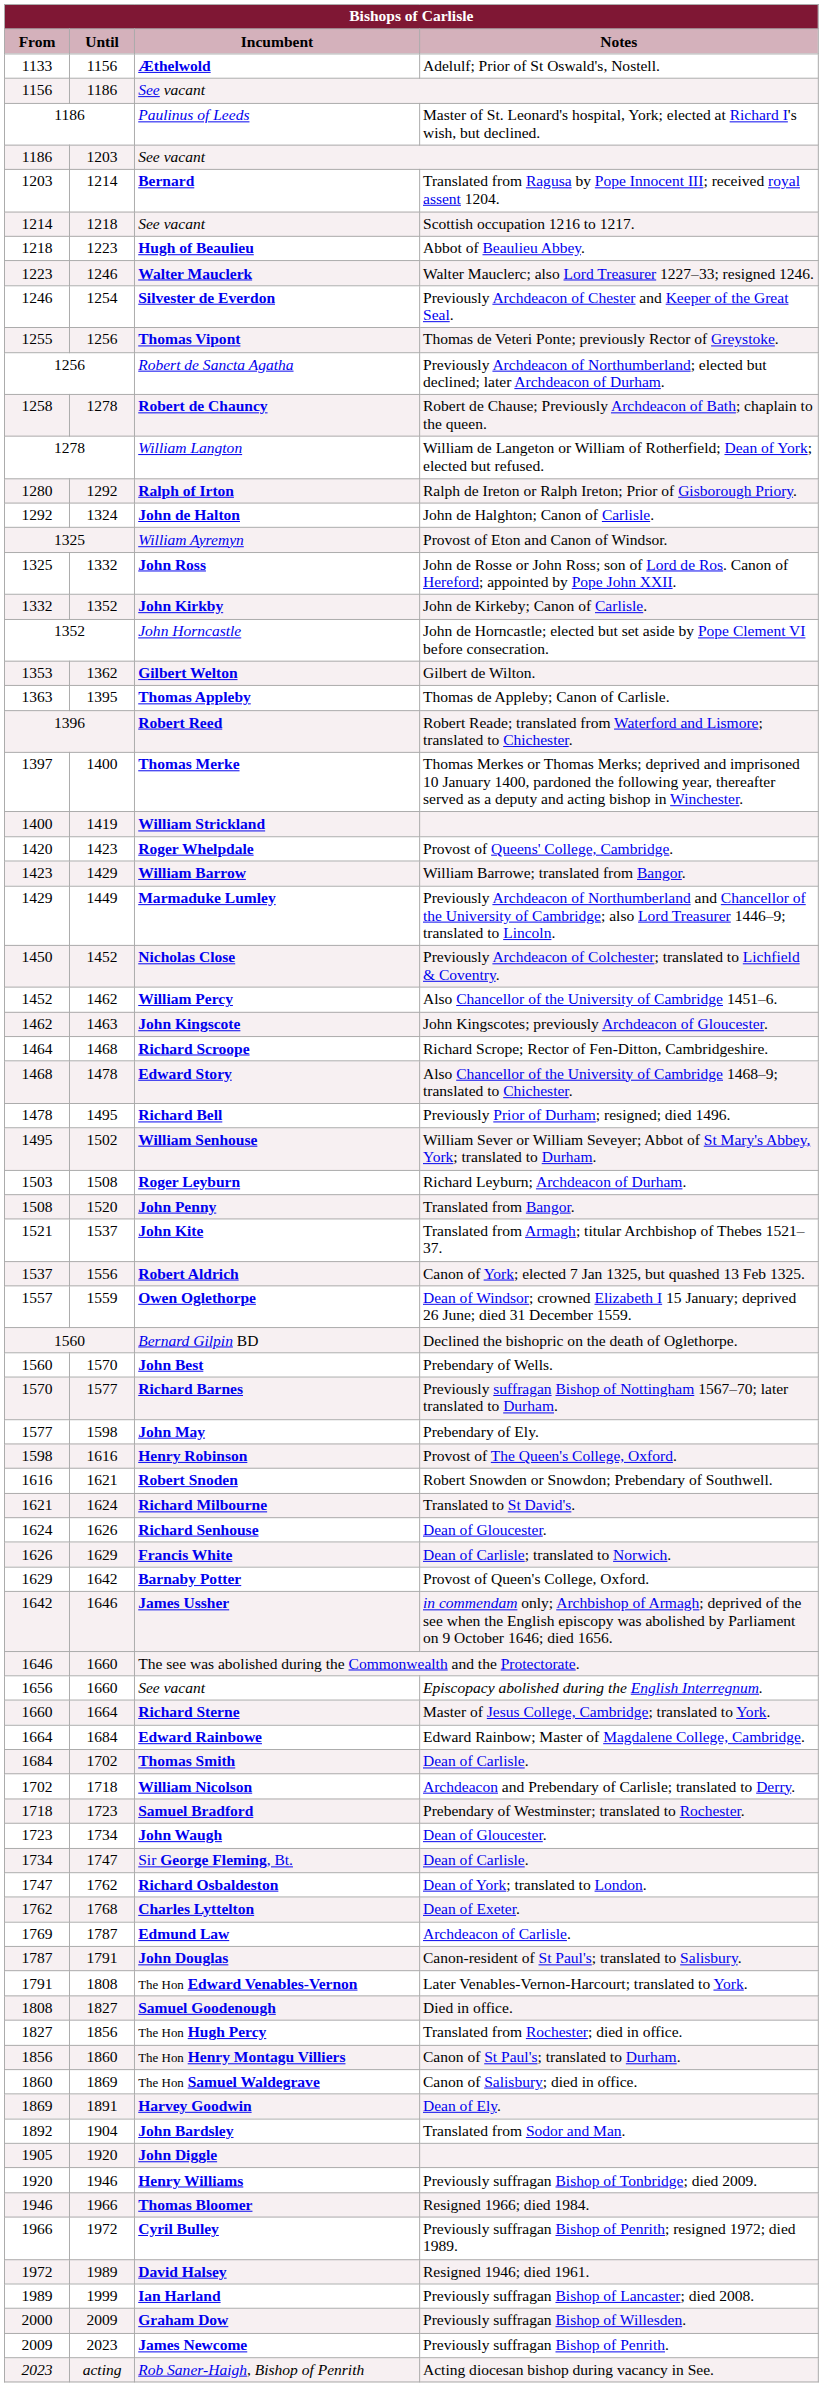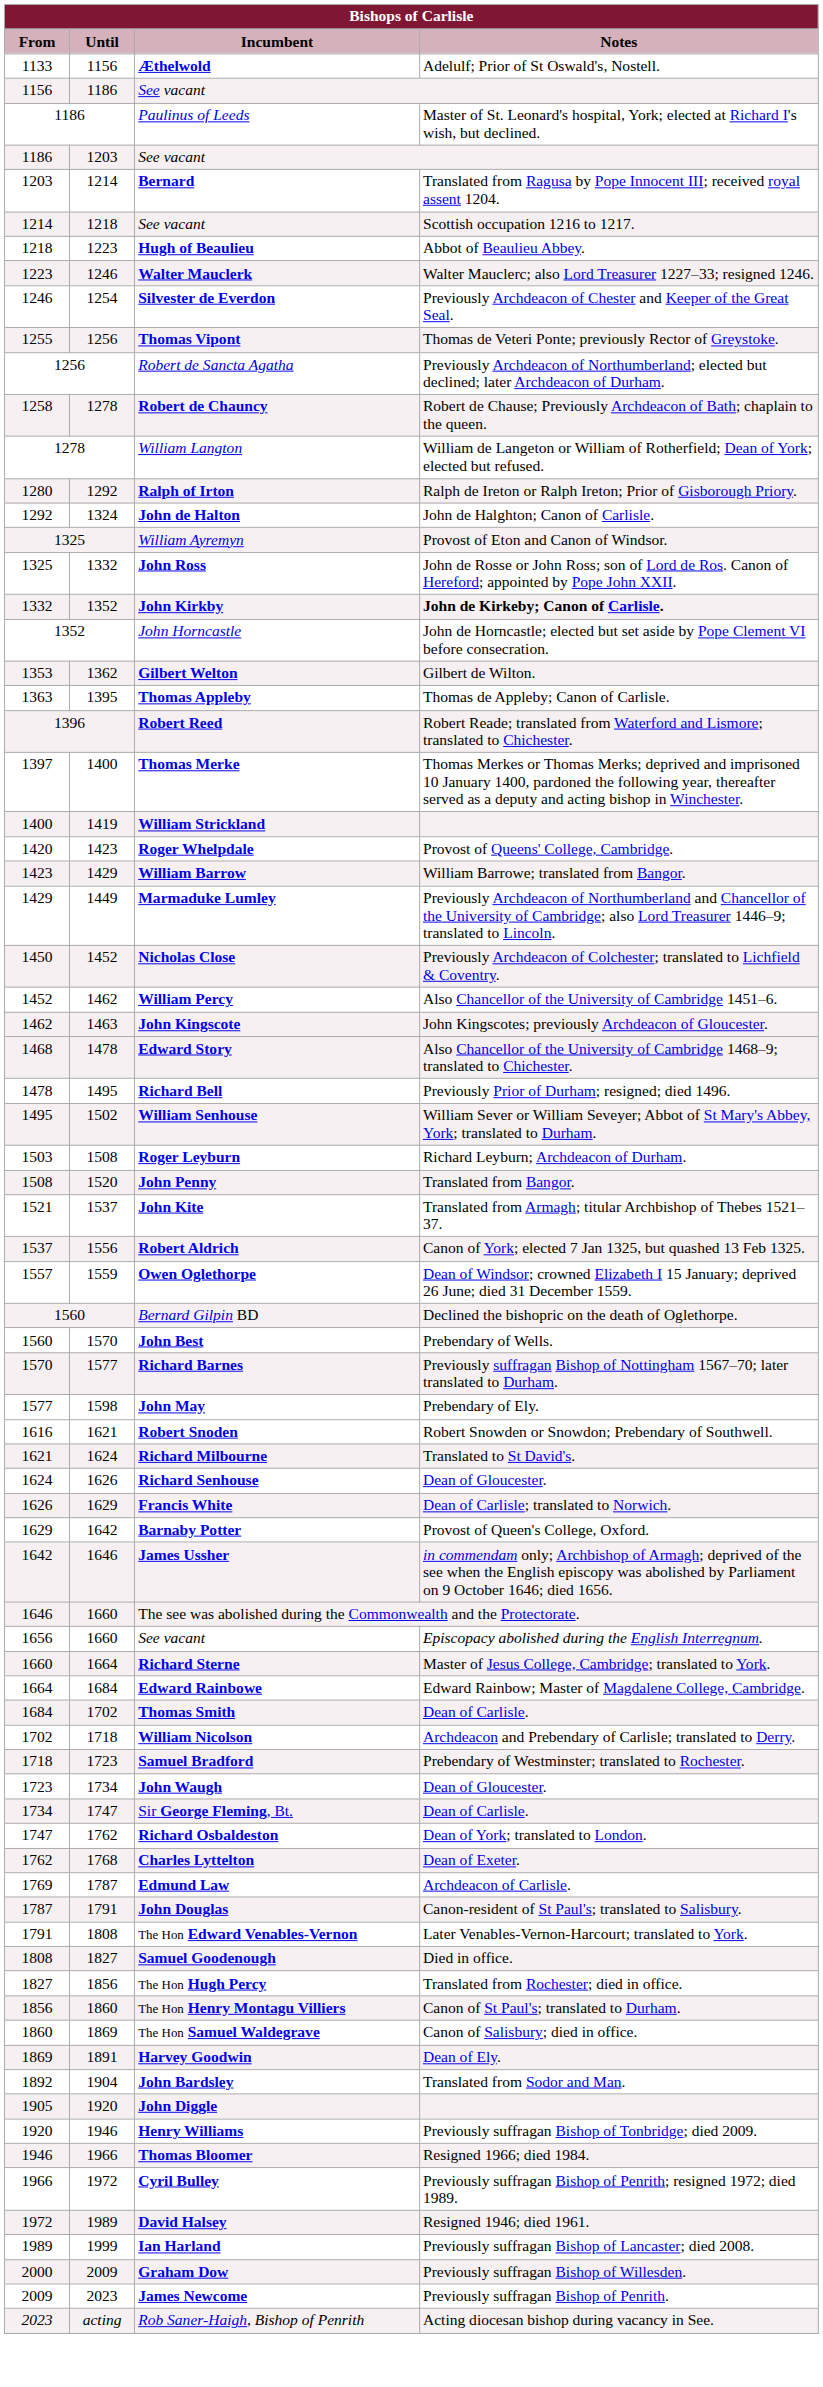(535, 606) normal -> (543, 606) bold
- row: (37, 1048)
- row: (37, 1456)
